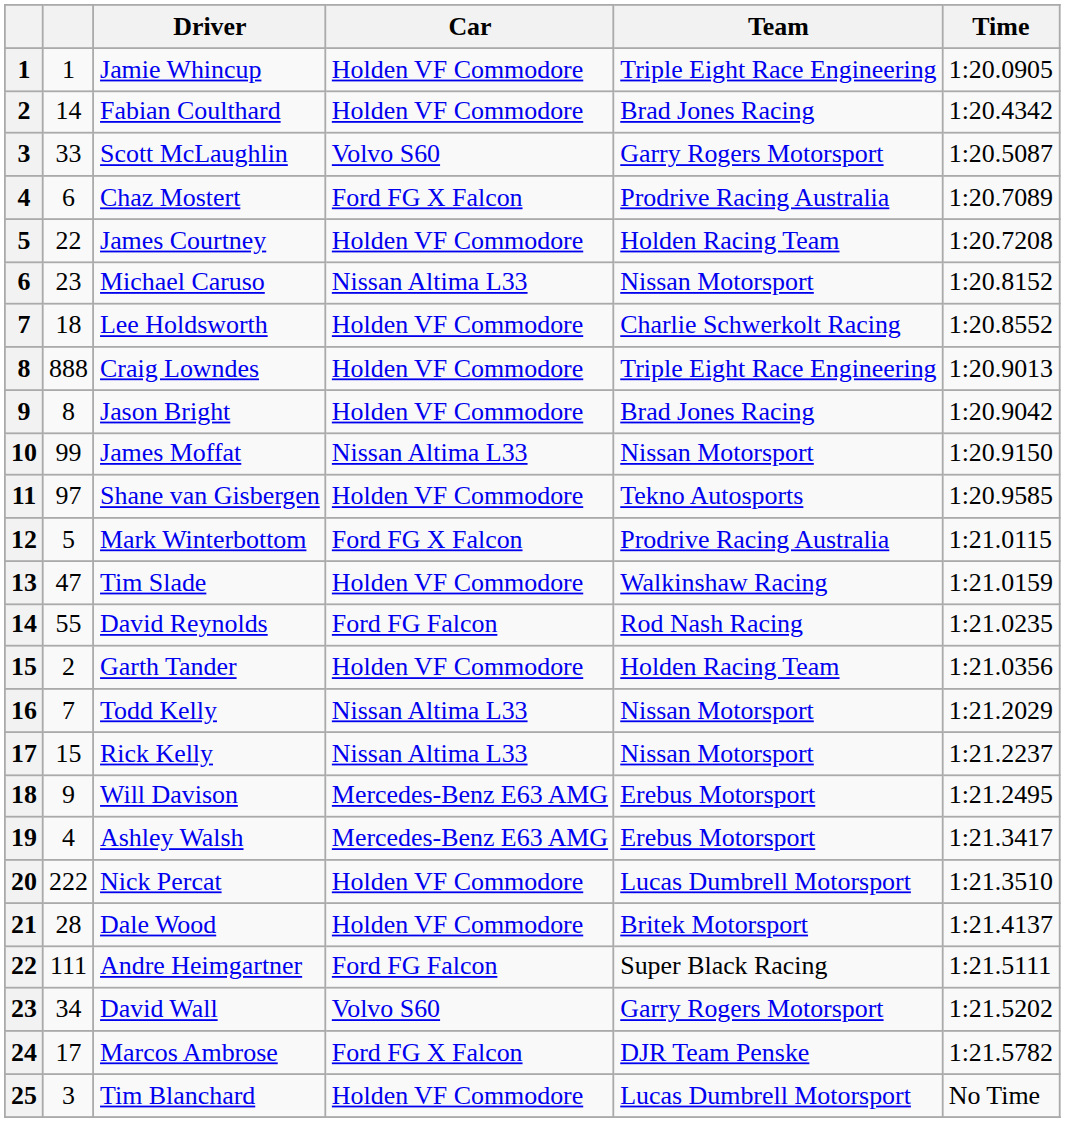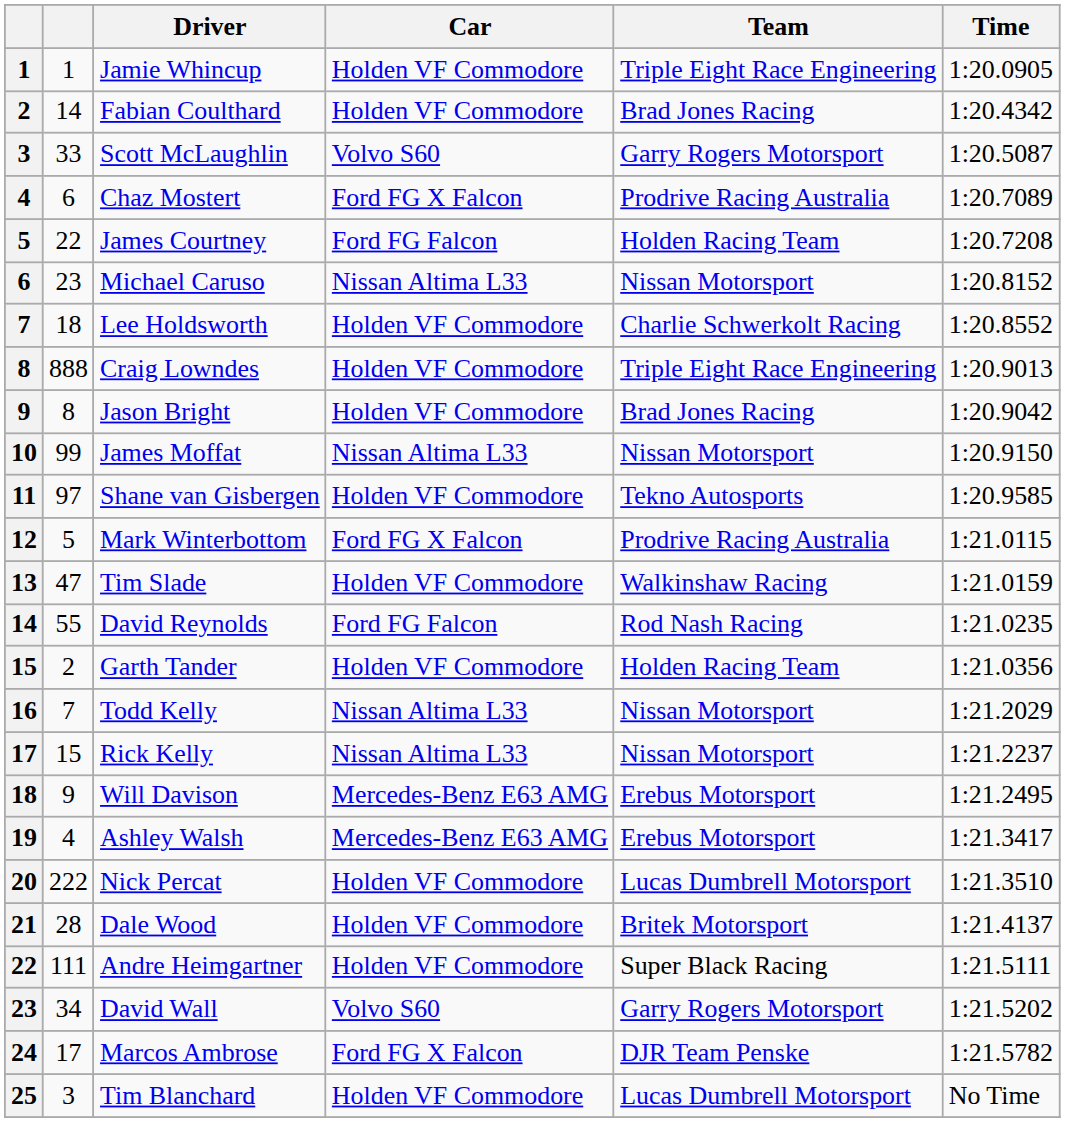(458, 240) Holden VF Commodore -> (415, 240) Ford FG Falcon
(415, 966) Ford FG Falcon -> (458, 966) Holden VF Commodore
